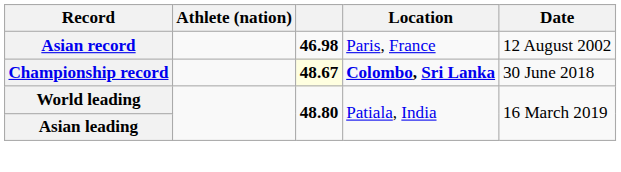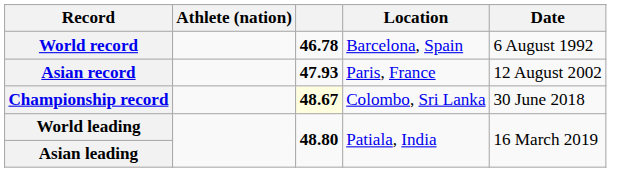+ row: (88, 45)
(319, 45) 46.98 -> (319, 72) 47.93
(421, 72) bold -> (416, 99) normal
